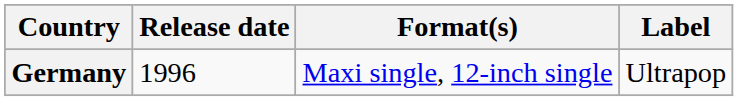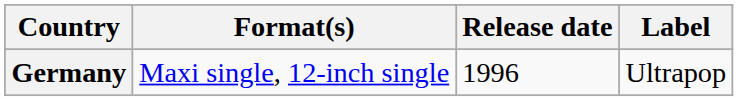columns swapped: (214, 26) <-> (457, 26)
